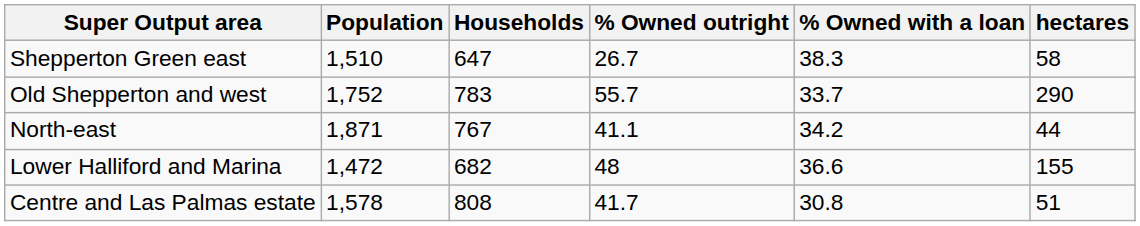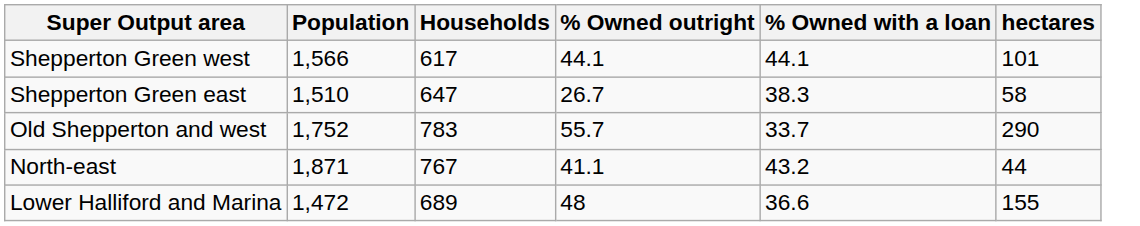+ row: (130, 58)
(821, 130) 34.2 -> (787, 166) 43.2
(473, 166) 682 -> (439, 202) 689
- row: (163, 202)
